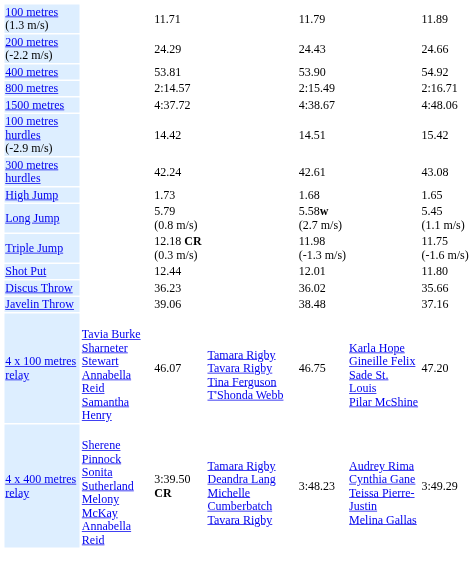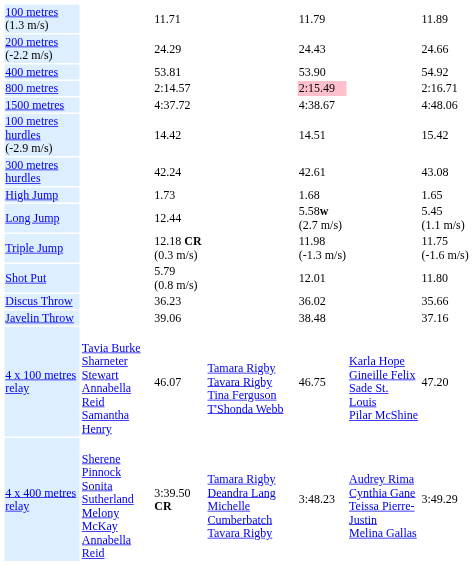(317, 88) no background -> (317, 88) pink background
(176, 218) 5.79 (0.8 m/s) -> (168, 218) 12.44
(168, 271) 12.44 -> (176, 278) 5.79 (0.8 m/s)
